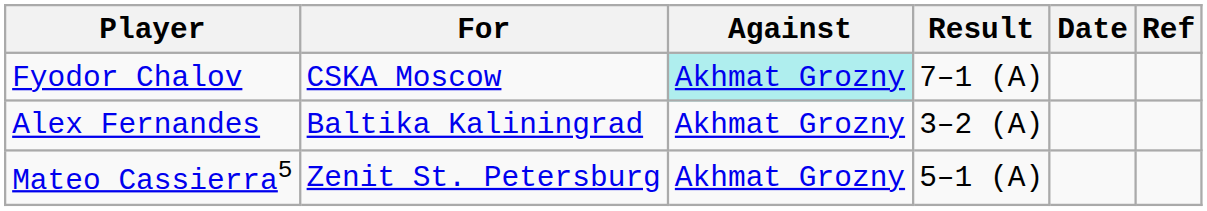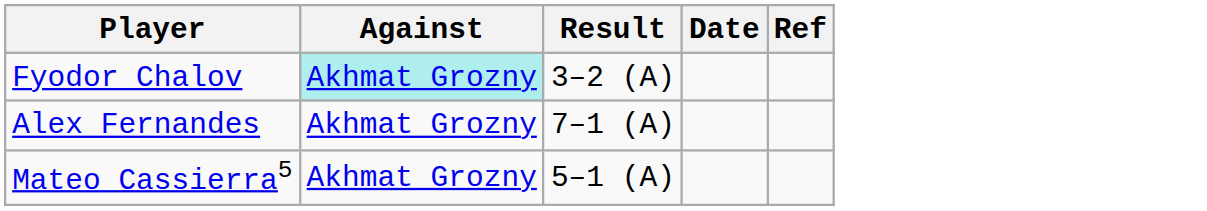- column: (484, 29)
(981, 77) 7–1 (A) -> (613, 77) 3–2 (A)
(981, 125) 3–2 (A) -> (613, 125) 7–1 (A)
